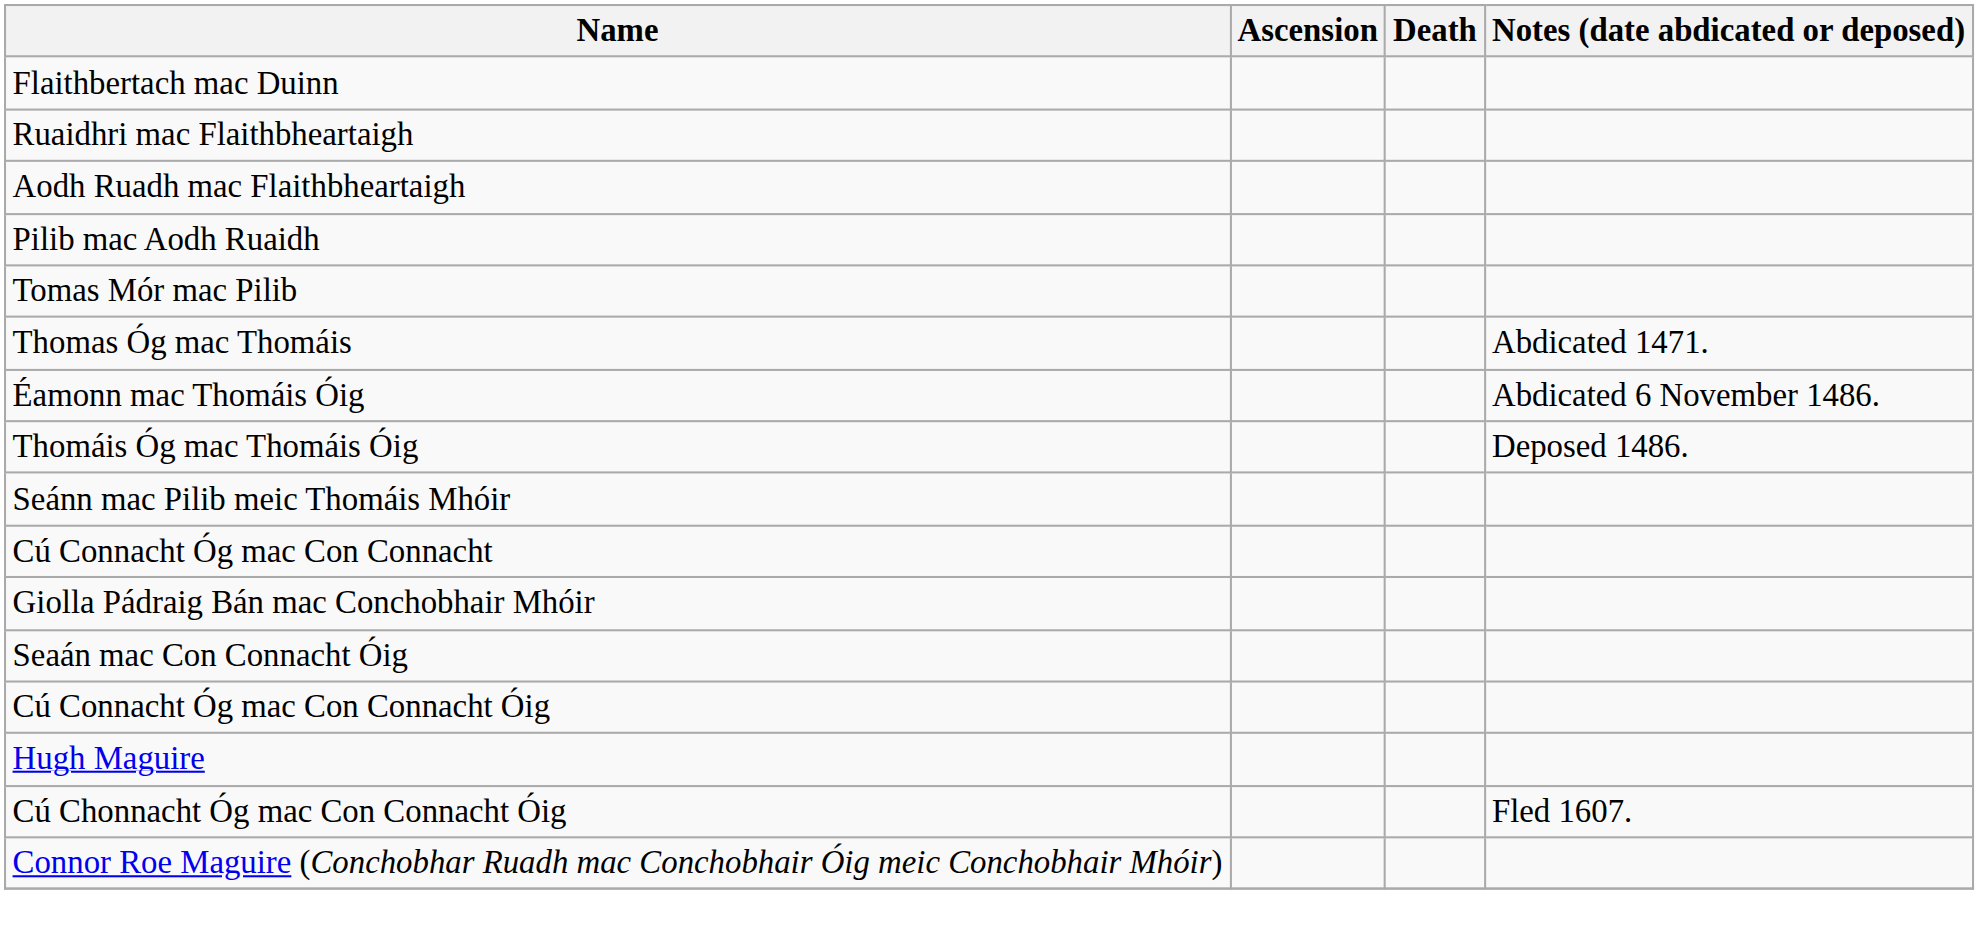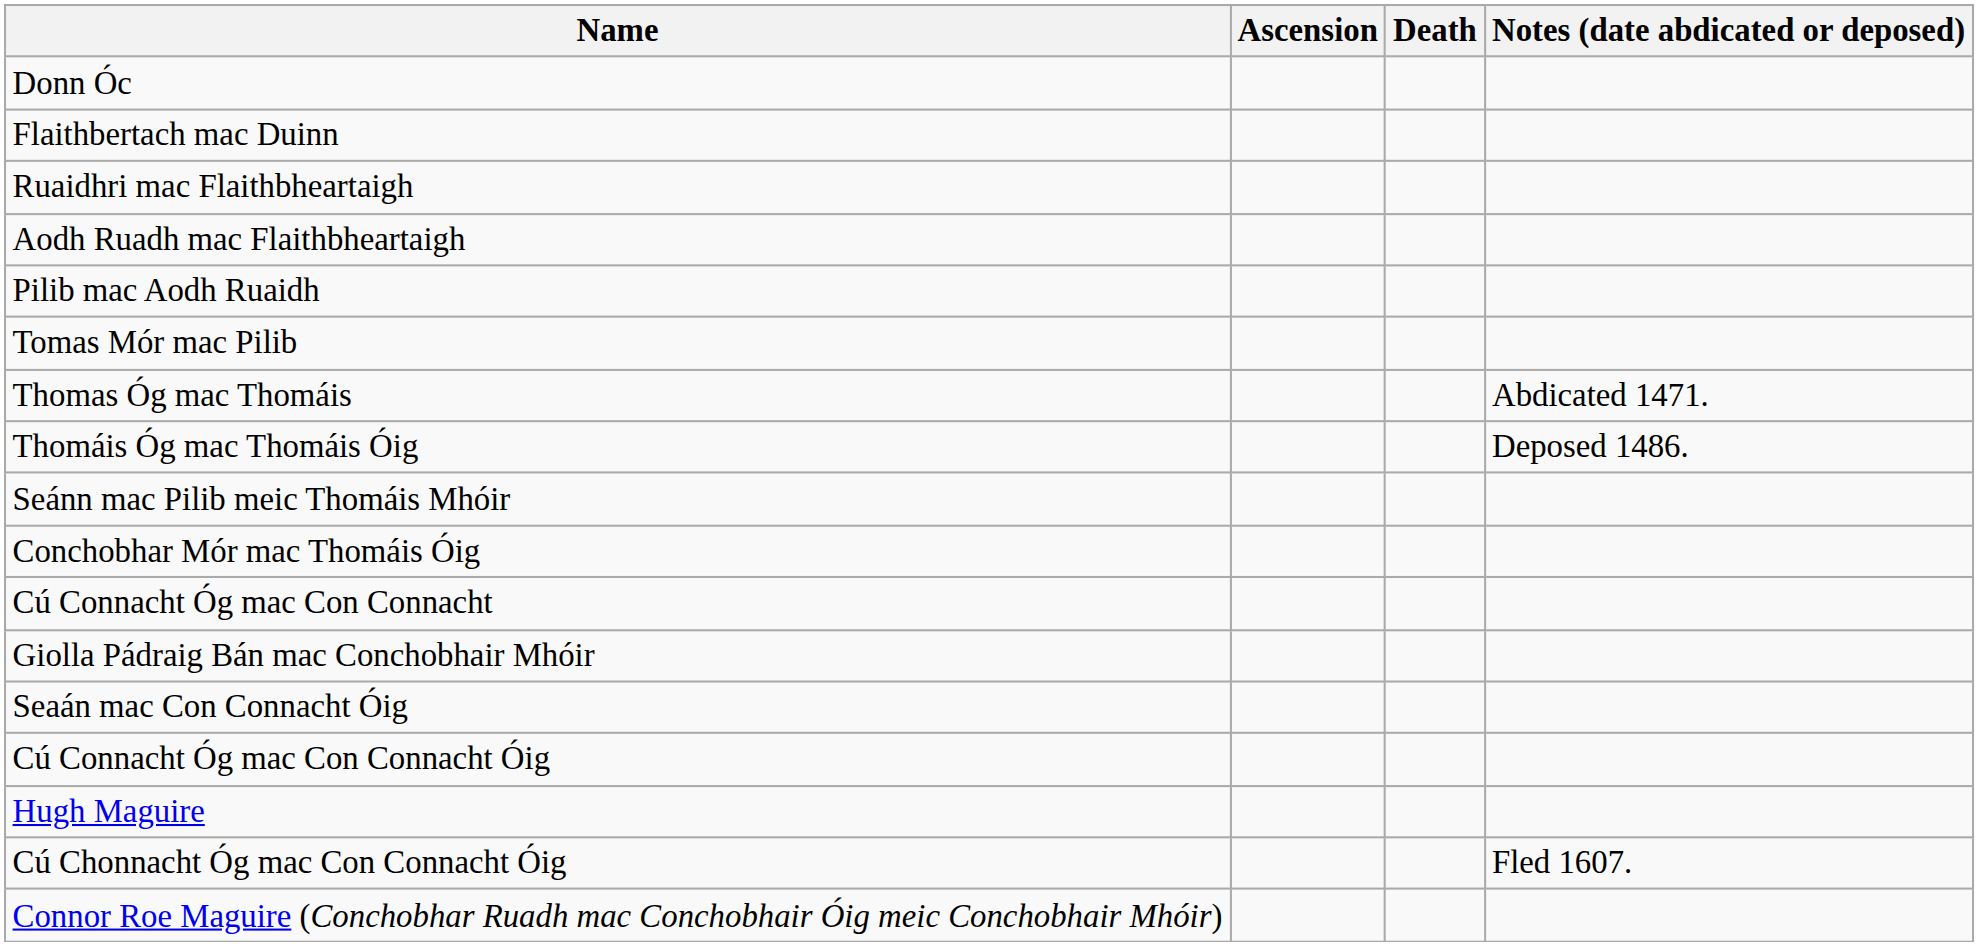+ row: (72, 82)
- row: (189, 394)
+ row: (246, 550)
